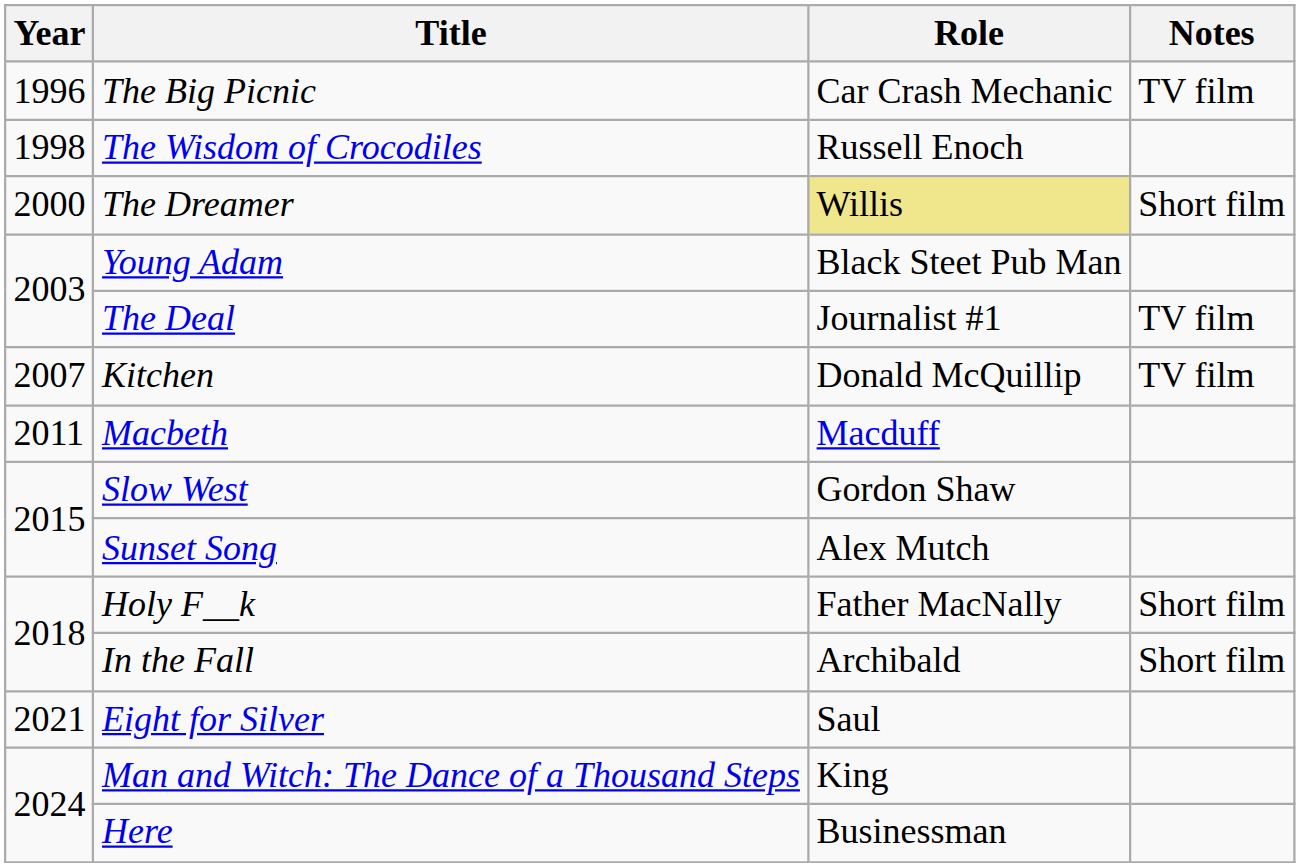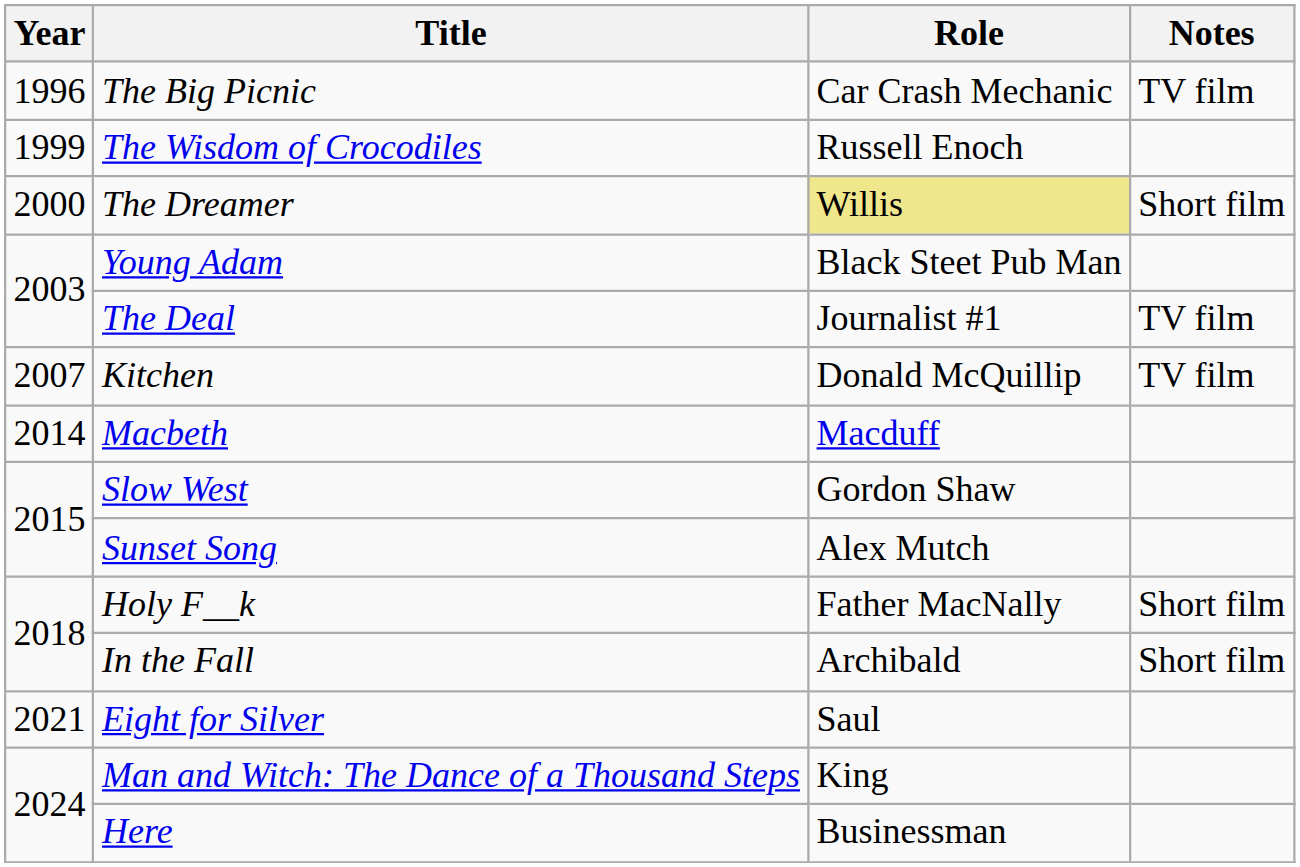(49, 147) 1998 -> (49, 147) 1999
(49, 432) 2011 -> (49, 432) 2014
